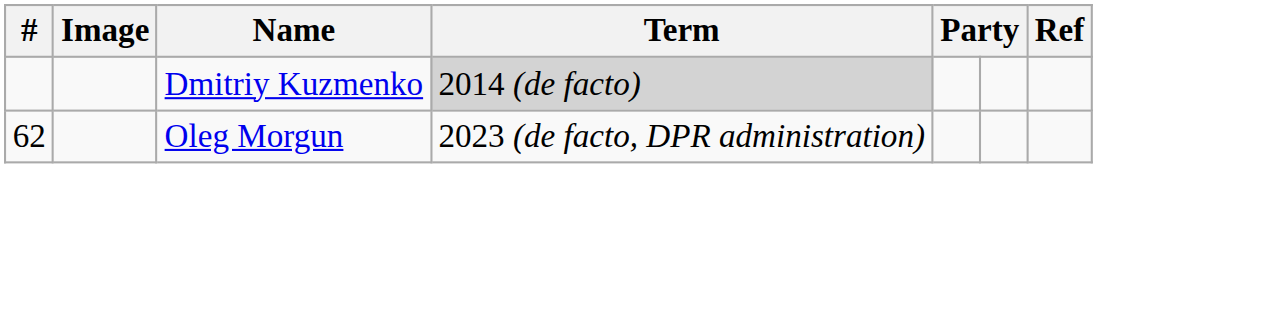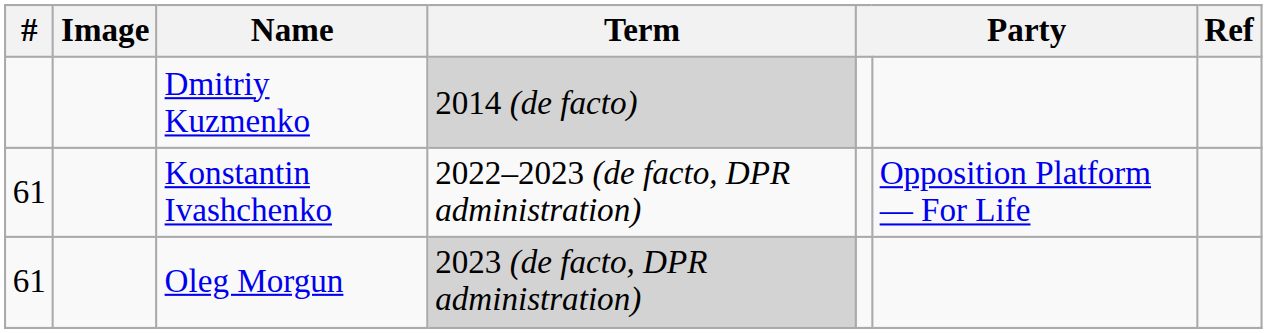+ row: (248, 191)
(29, 135) 62 -> (29, 281) 61
(682, 135) no background -> (571, 281) lightgrey background
